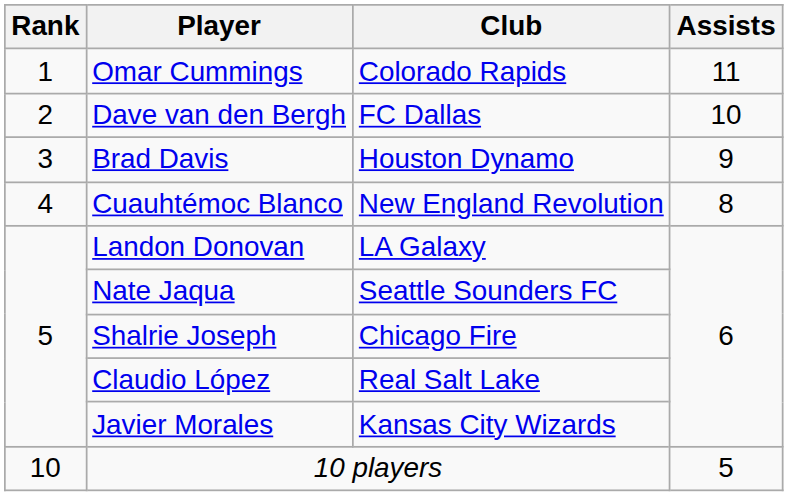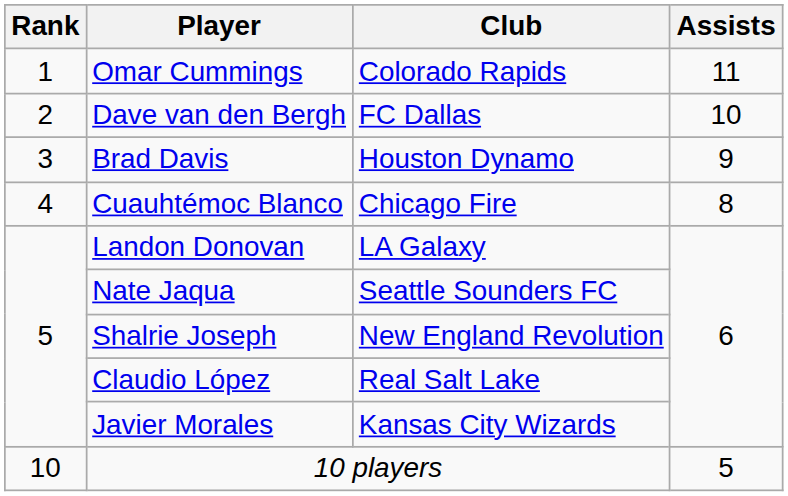(511, 203) New England Revolution -> (438, 203) Chicago Fire
(438, 335) Chicago Fire -> (511, 335) New England Revolution
